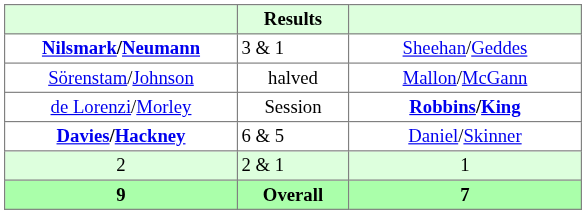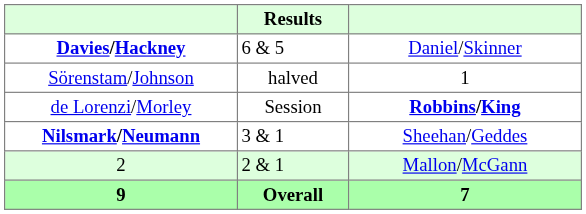rows swapped: (121, 136) <-> (121, 48)
(465, 77) Mallon/McGann -> (465, 77) 1
(465, 165) 1 -> (465, 165) Mallon/McGann
